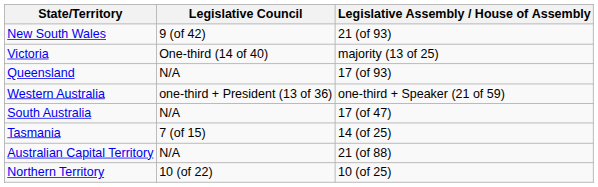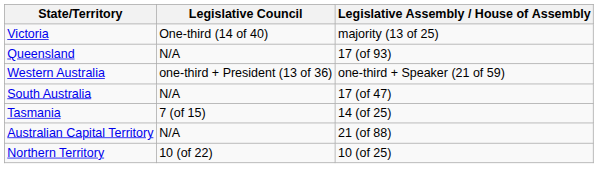- row: (57, 34)
